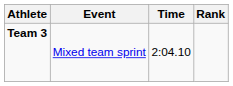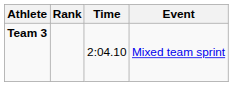columns swapped: (99, 14) <-> (211, 14)
